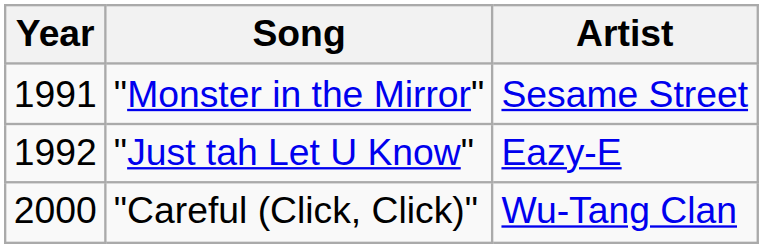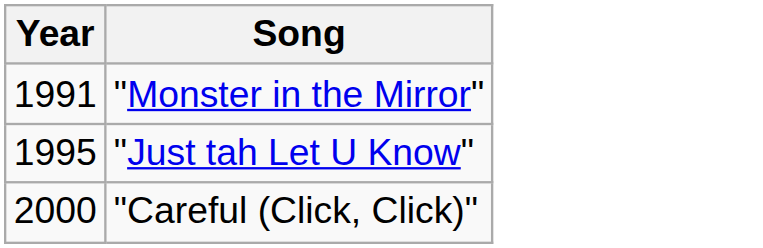- column: (625, 34)
(55, 152) 1992 -> (55, 152) 1995
